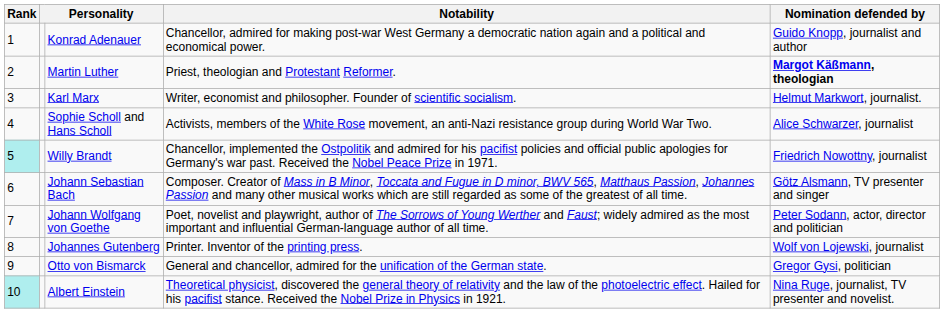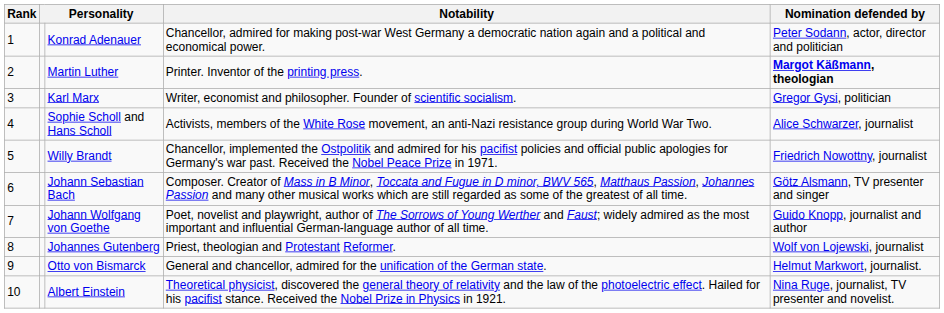(847, 39) Guido Knopp, journalist and author -> (849, 39) Peter Sodann, actor, director and politician
(281, 72) Priest, theologian and Protestant Reformer. -> (264, 72) Printer. Inventor of the printing press.
(847, 98) Helmut Markwort, journalist. -> (832, 98) Gregor Gysi, politician
(10, 156) paleturquoise background -> (10, 156) no background
(849, 221) Peter Sodann, actor, director and politician -> (847, 221) Guido Knopp, journalist and author
(264, 247) Printer. Inventor of the printing press. -> (281, 247) Priest, theologian and Protestant Reformer.
(832, 266) Gregor Gysi, politician -> (847, 266) Helmut Markwort, journalist.
(14, 292) paleturquoise background -> (14, 292) no background
